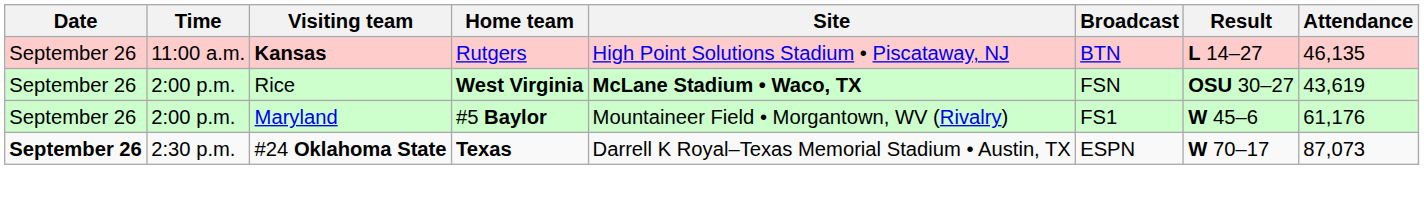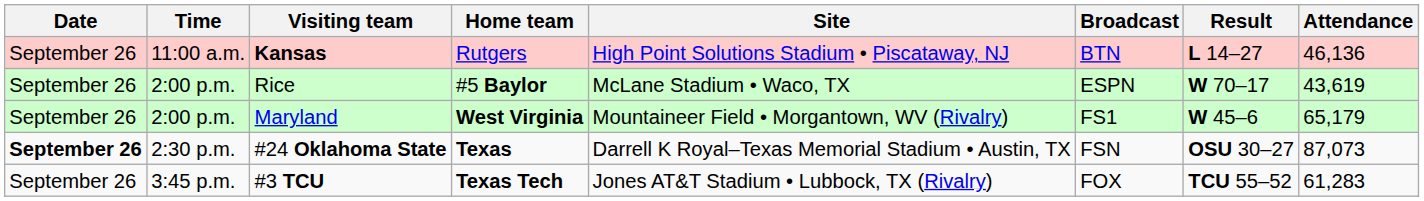(1334, 53) 46,135 -> (1334, 53) 46,136
(520, 85) West Virginia -> (501, 85) #5 Baylor
(727, 85) bold -> (721, 85) normal
(1100, 85) FSN -> (1108, 85) ESPN
(1241, 85) OSU 30–27 -> (1229, 85) W 70–17
(501, 117) #5 Baylor -> (520, 117) West Virginia
(1334, 117) 61,176 -> (1334, 117) 65,179
(1108, 149) ESPN -> (1100, 149) FSN
(1229, 149) W 70–17 -> (1241, 149) OSU 30–27
+ row: (289, 181)
